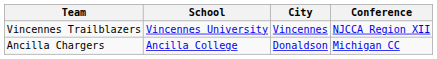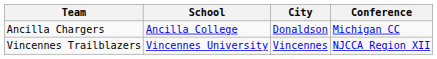rows swapped: (56, 46) <-> (74, 29)
